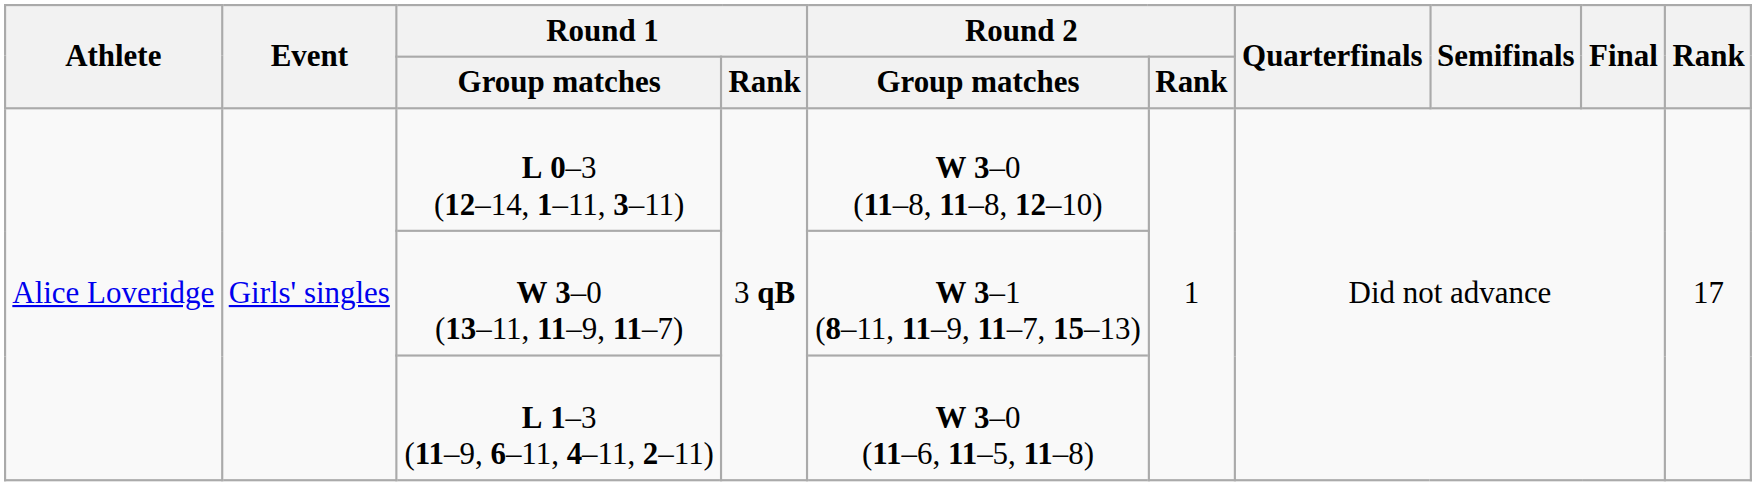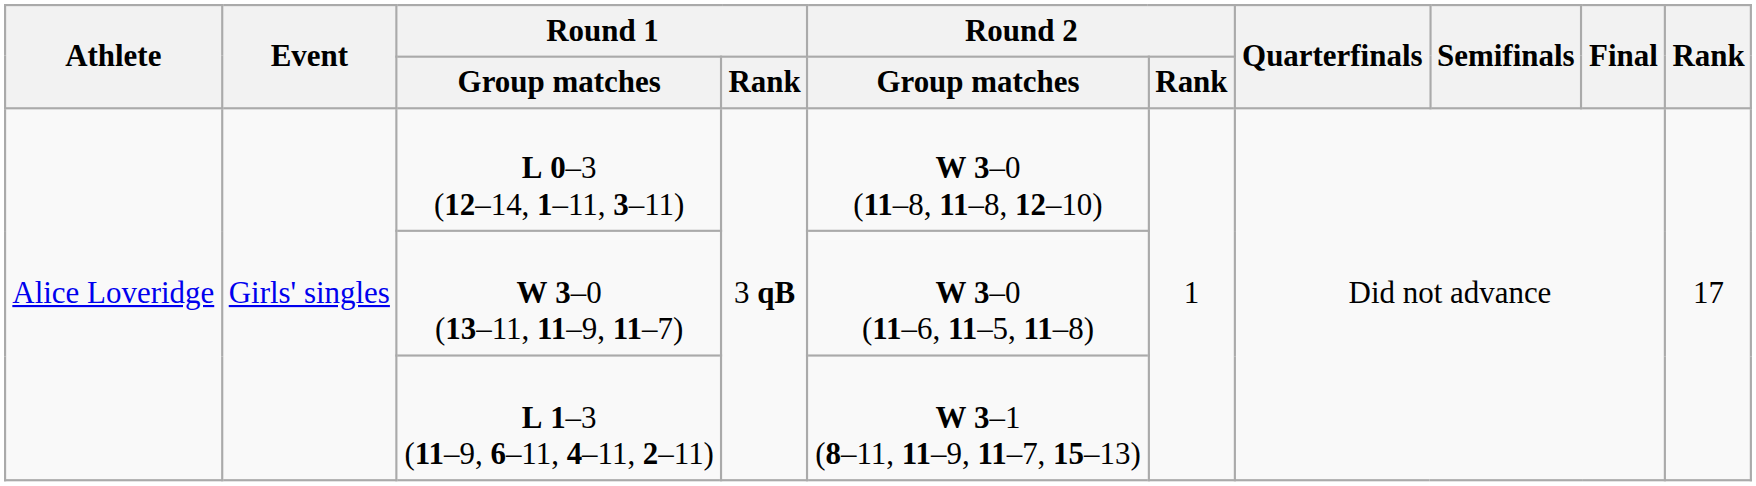(978, 311) W 3–1 (8–11, 11–9, 11–7, 15–13) -> (978, 311) W 3–0 (11–6, 11–5, 11–8)
(978, 435) W 3–0 (11–6, 11–5, 11–8) -> (978, 435) W 3–1 (8–11, 11–9, 11–7, 15–13)
